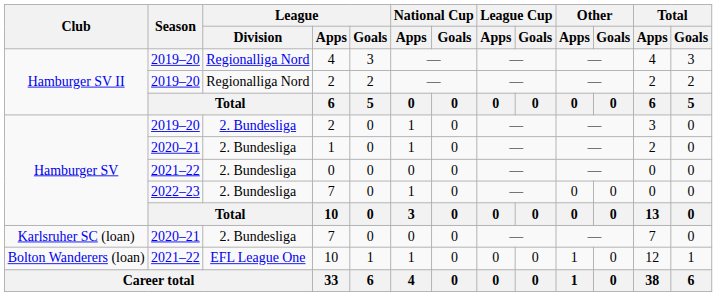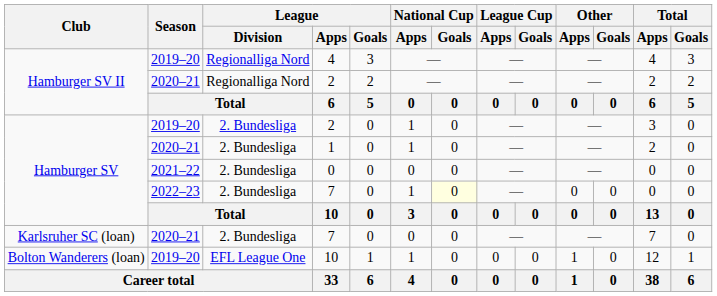(175, 81) 2019–20 -> (175, 81) 2020–21
(454, 192) no background -> (454, 192) lightyellow background
(175, 258) 2021–22 -> (175, 258) 2019–20
